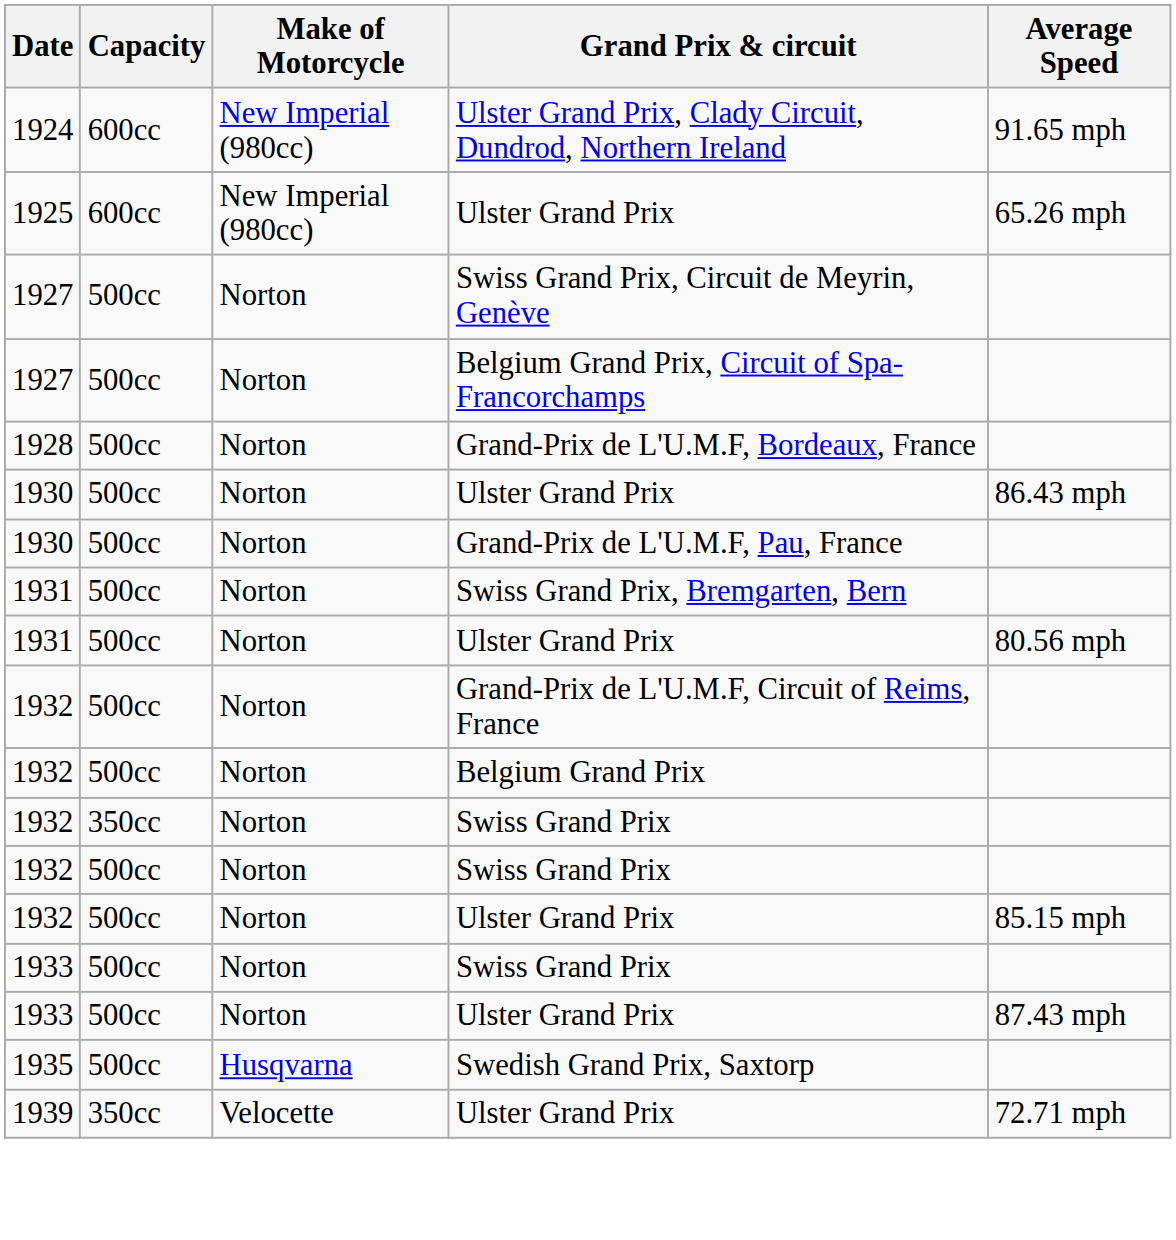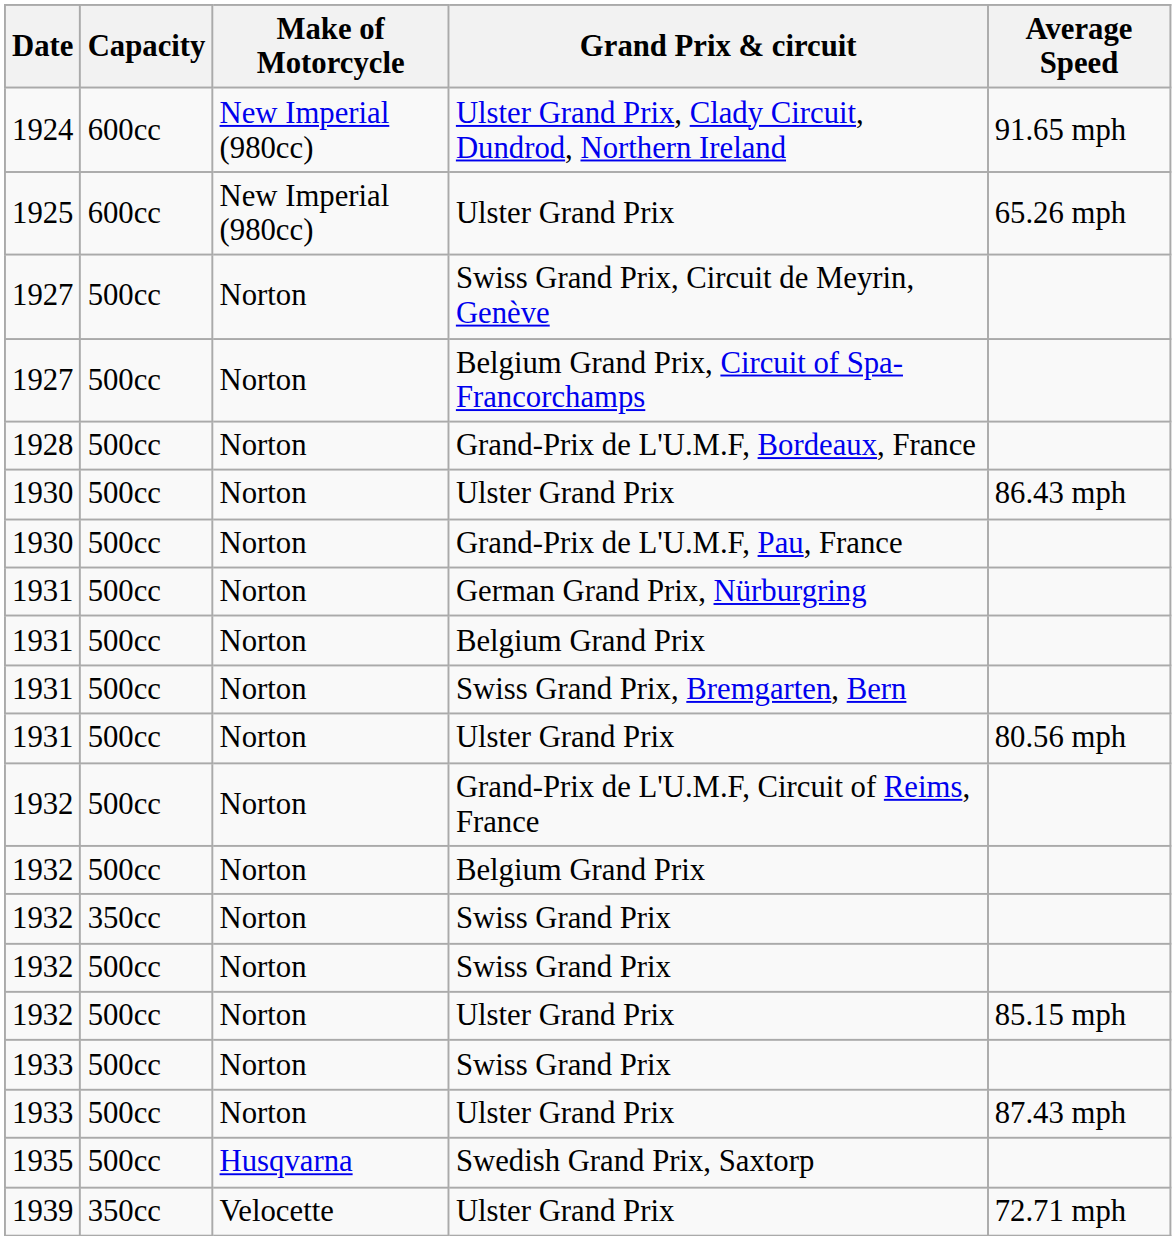+ row: (43, 591)
+ row: (43, 640)
